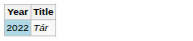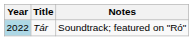+ column: (122, 12)
